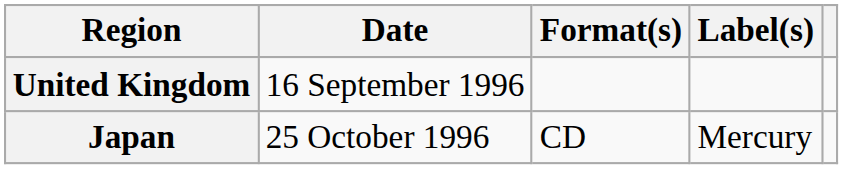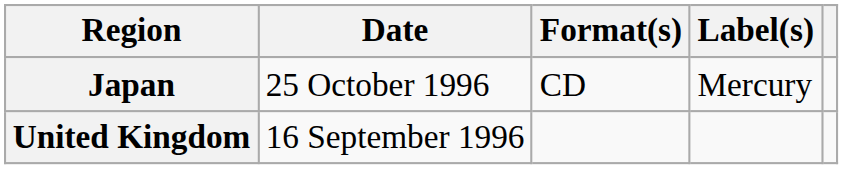rows swapped: (132, 83) <-> (132, 136)
